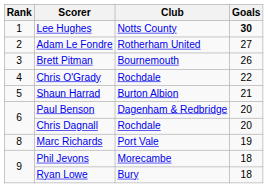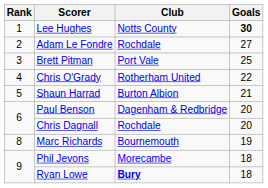(159, 45) Rotherham United -> (139, 45) Rochdale
(148, 61) Bournemouth -> (138, 61) Port Vale
(246, 61) 26 -> (246, 61) 25
(139, 77) Rochdale -> (159, 77) Rotherham United
(138, 142) Port Vale -> (148, 142) Bournemouth
(128, 175) normal -> (129, 175) bold
